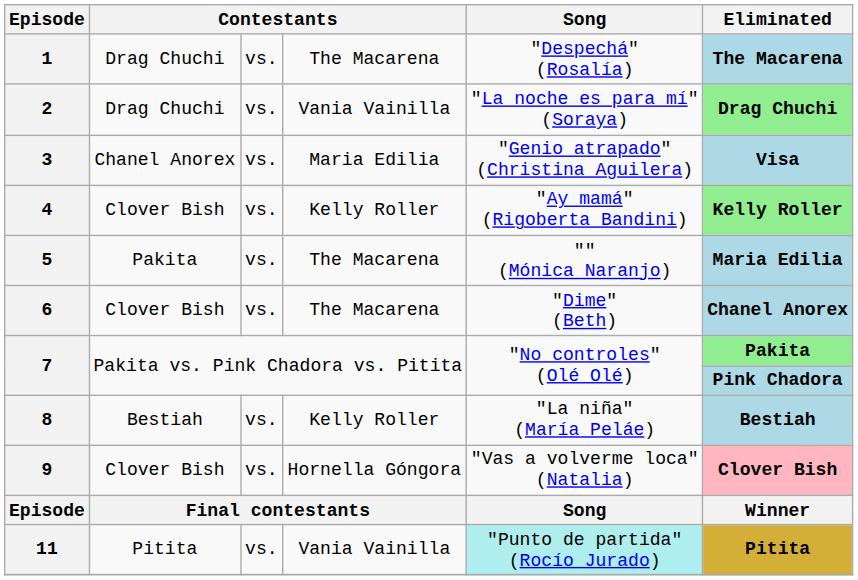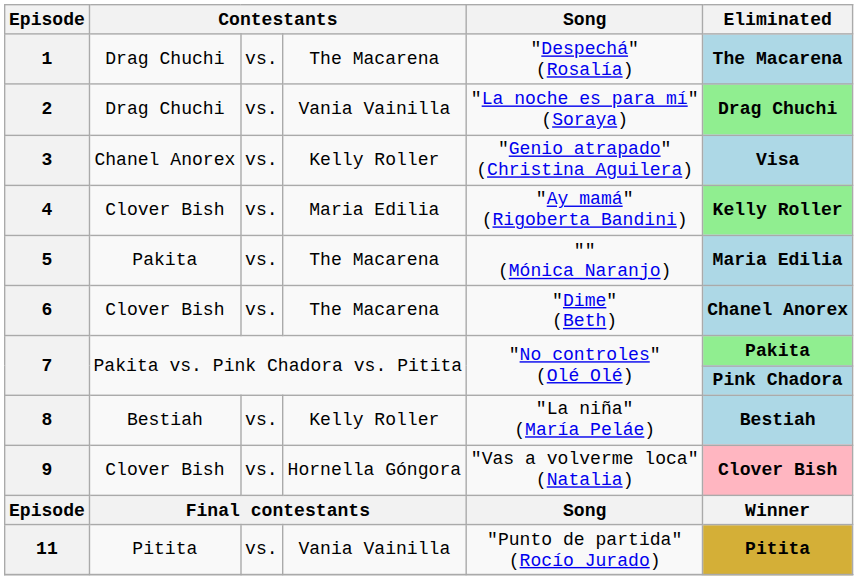(374, 160) Maria Edilia -> (374, 160) Kelly Roller
(374, 210) Kelly Roller -> (374, 210) Maria Edilia
(585, 550) paleturquoise background -> (585, 550) no background
